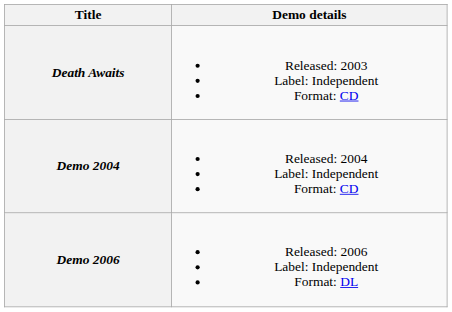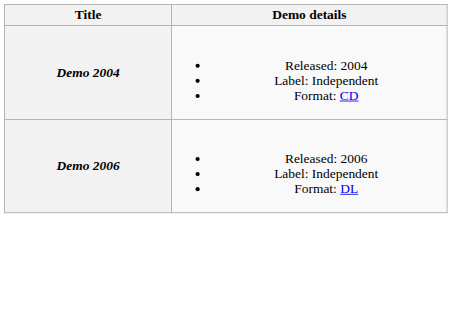- row: (88, 72)
